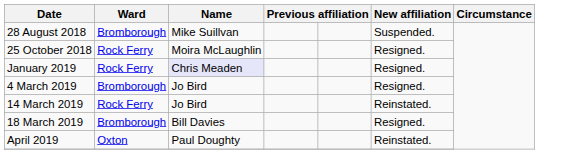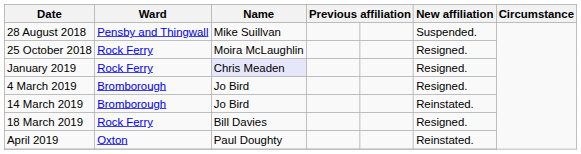(132, 32) Bromborough -> (153, 32) Pensby and Thingwall
(125, 104) Rock Ferry -> (132, 104) Bromborough
(132, 122) Bromborough -> (125, 122) Rock Ferry
